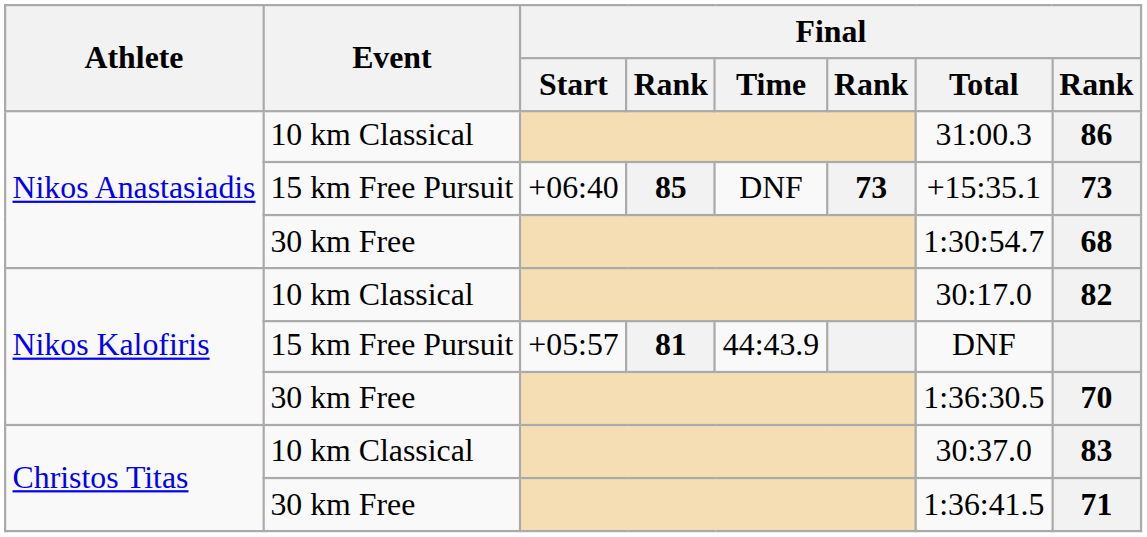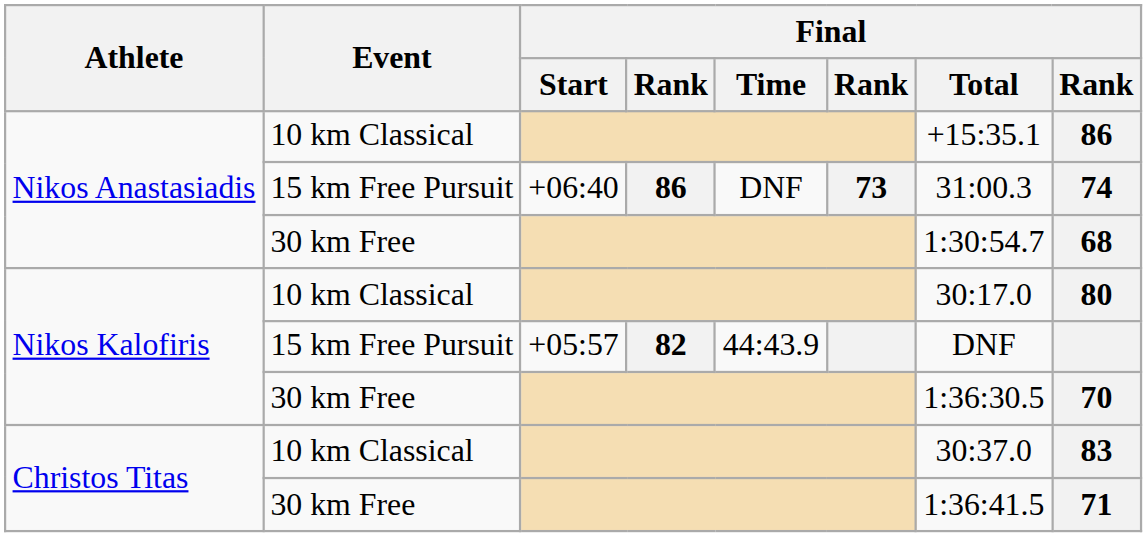(984, 136) 31:00.3 -> (984, 136) +15:35.1
(671, 188) 85 -> (671, 188) 86
(984, 188) +15:35.1 -> (984, 188) 31:00.3
(1096, 188) 73 -> (1096, 188) 74
(1096, 293) 82 -> (1096, 293) 80
(671, 346) 81 -> (671, 346) 82
